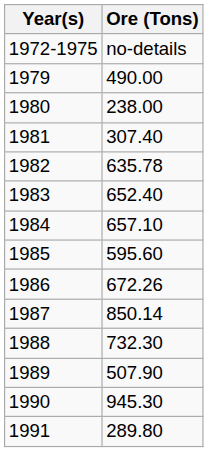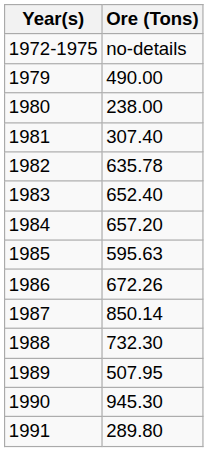(135, 225) 657.10 -> (135, 225) 657.20
(135, 254) 595.60 -> (135, 254) 595.63
(135, 372) 507.90 -> (135, 372) 507.95
